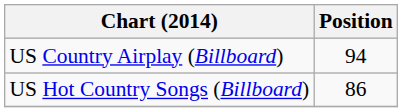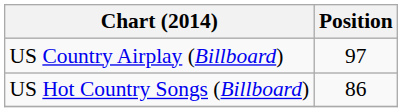(356, 55) 94 -> (356, 55) 97
